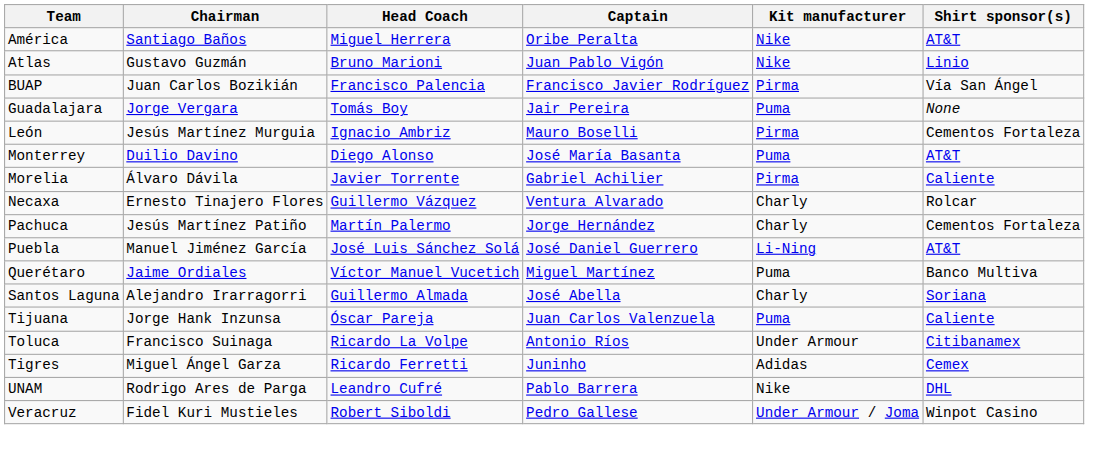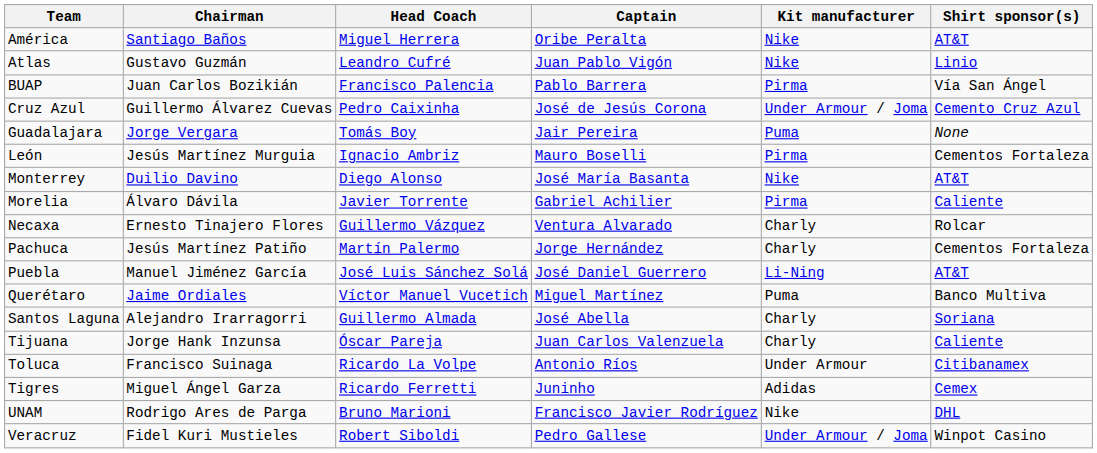(386, 63) Bruno Marioni -> (395, 63) Leandro Cufré
(638, 86) Francisco Javier Rodríguez -> (590, 86) Pablo Barrera
+ row: (47, 109)
(773, 156) Puma -> (782, 179) Nike
(773, 319) Puma -> (790, 342) Charly
(386, 389) Leandro Cufré -> (395, 412) Bruno Marioni
(582, 389) Pablo Barrera -> (646, 412) Francisco Javier Rodríguez
